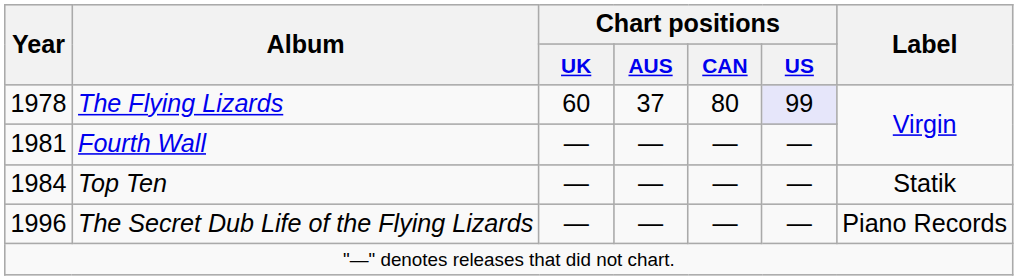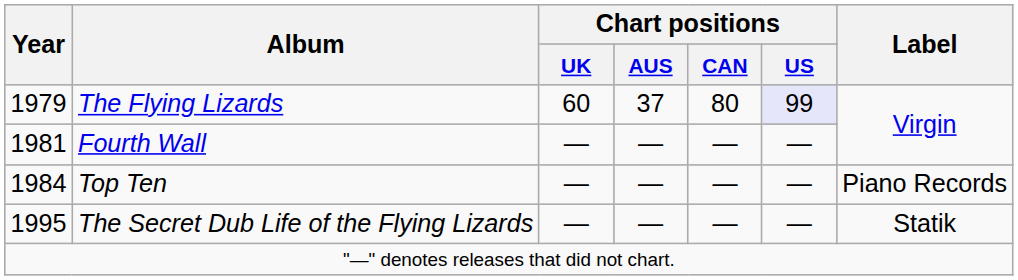(39, 104) 1978 -> (39, 104) 1979
(925, 183) Statik -> (925, 183) Piano Records
(39, 223) 1996 -> (39, 223) 1995
(925, 223) Piano Records -> (925, 223) Statik
